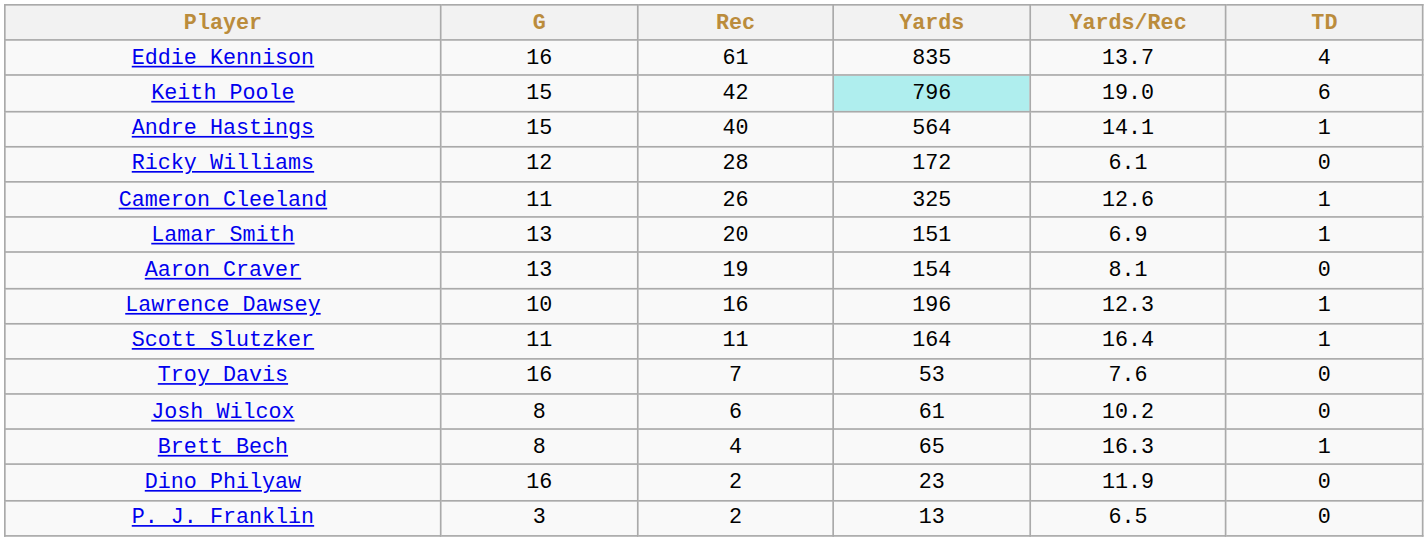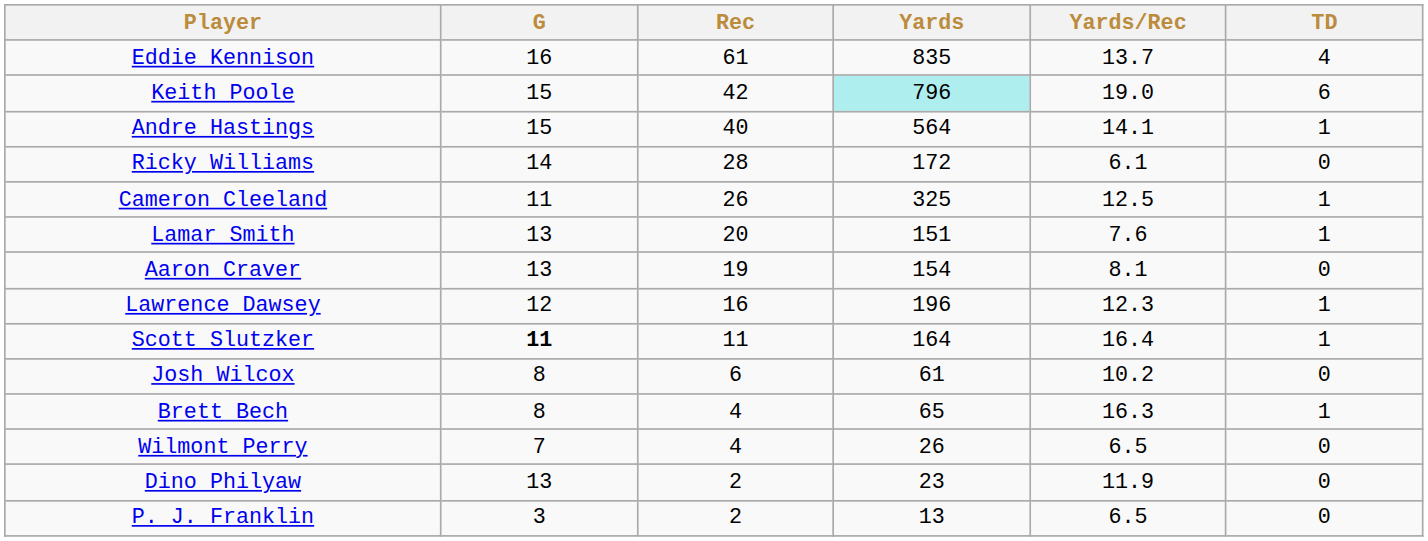(539, 164) 12 -> (539, 164) 14
(1128, 199) 12.6 -> (1128, 199) 12.5
(1128, 235) 6.9 -> (1128, 235) 7.6
(539, 306) 10 -> (539, 306) 12
(539, 341) normal -> (539, 341) bold
- row: (223, 376)
+ row: (223, 447)
(539, 483) 16 -> (539, 483) 13
